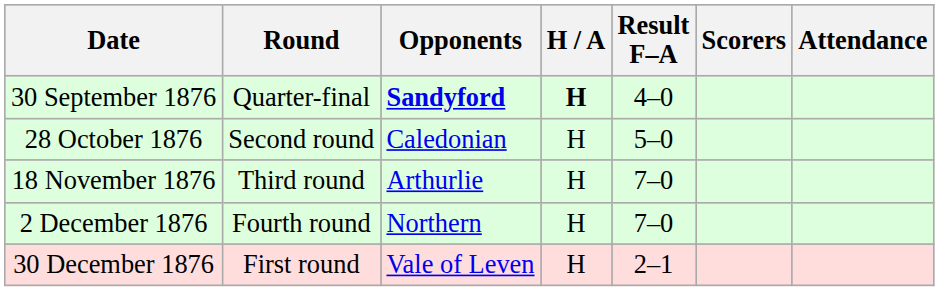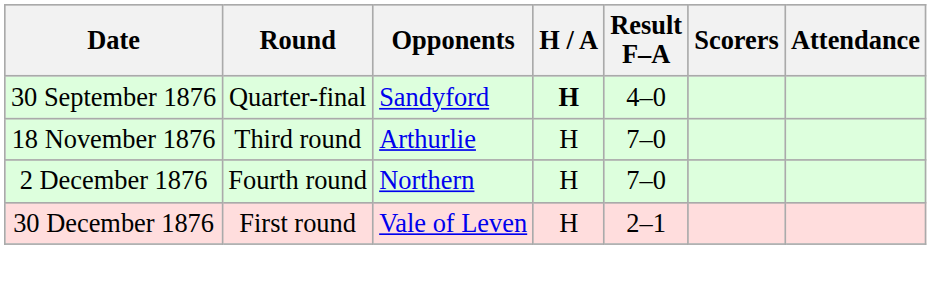(446, 97) bold -> (434, 97) normal
- row: (114, 138)
